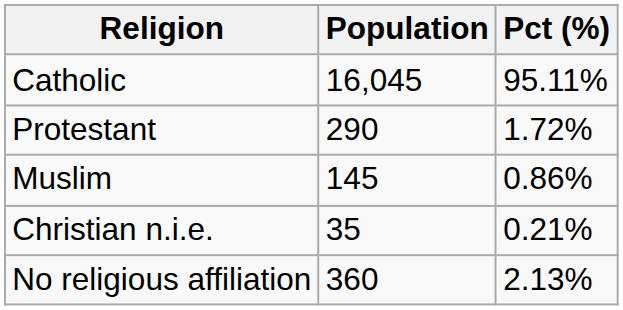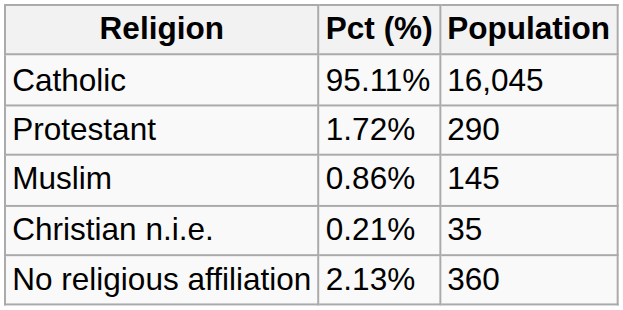columns swapped: (407, 29) <-> (557, 29)
